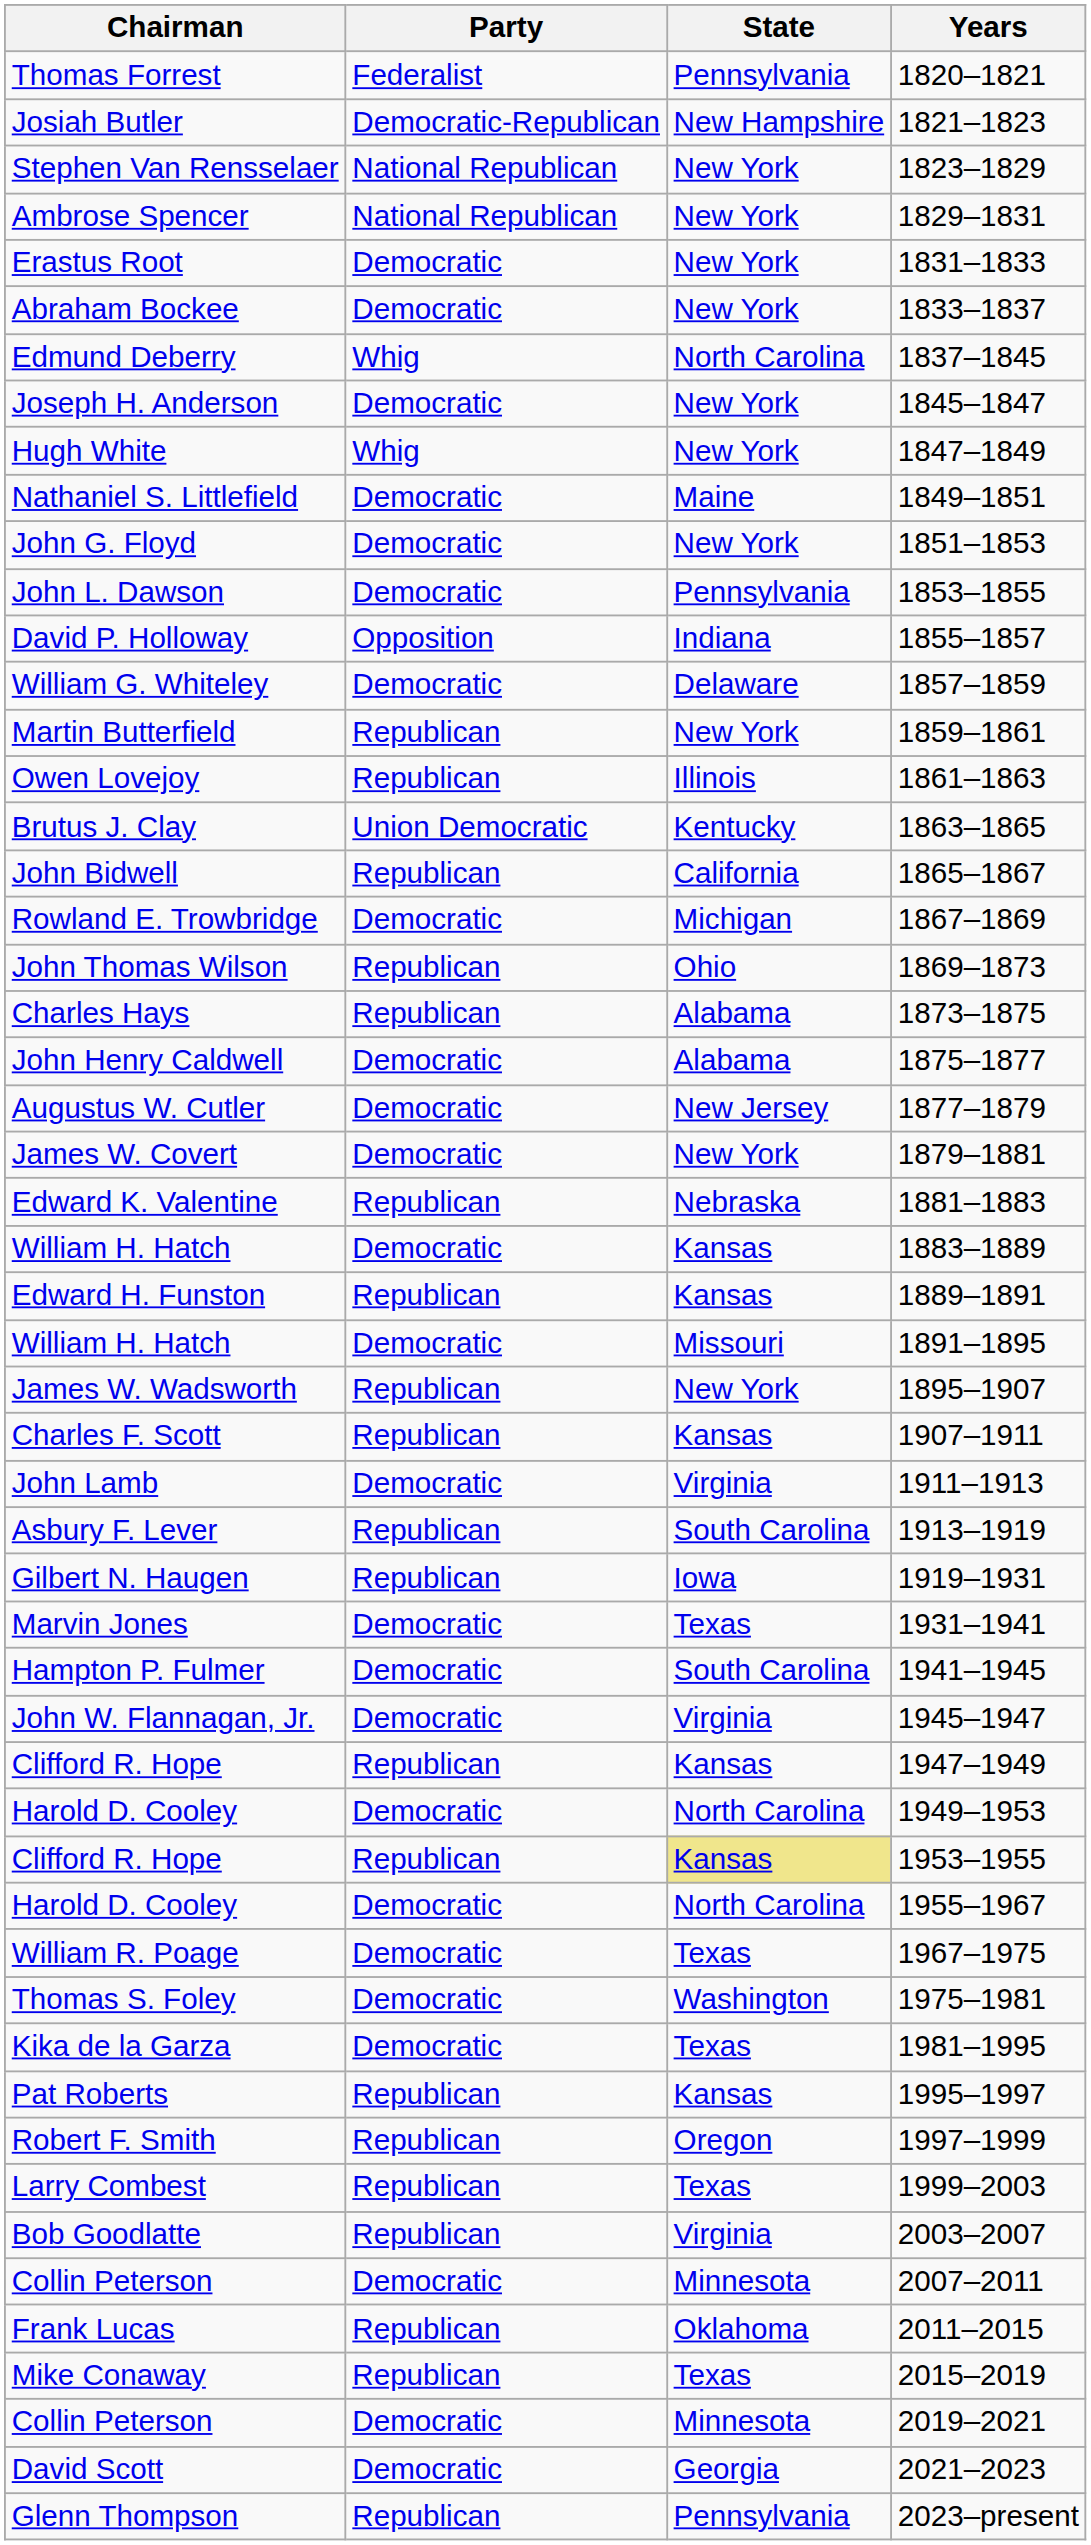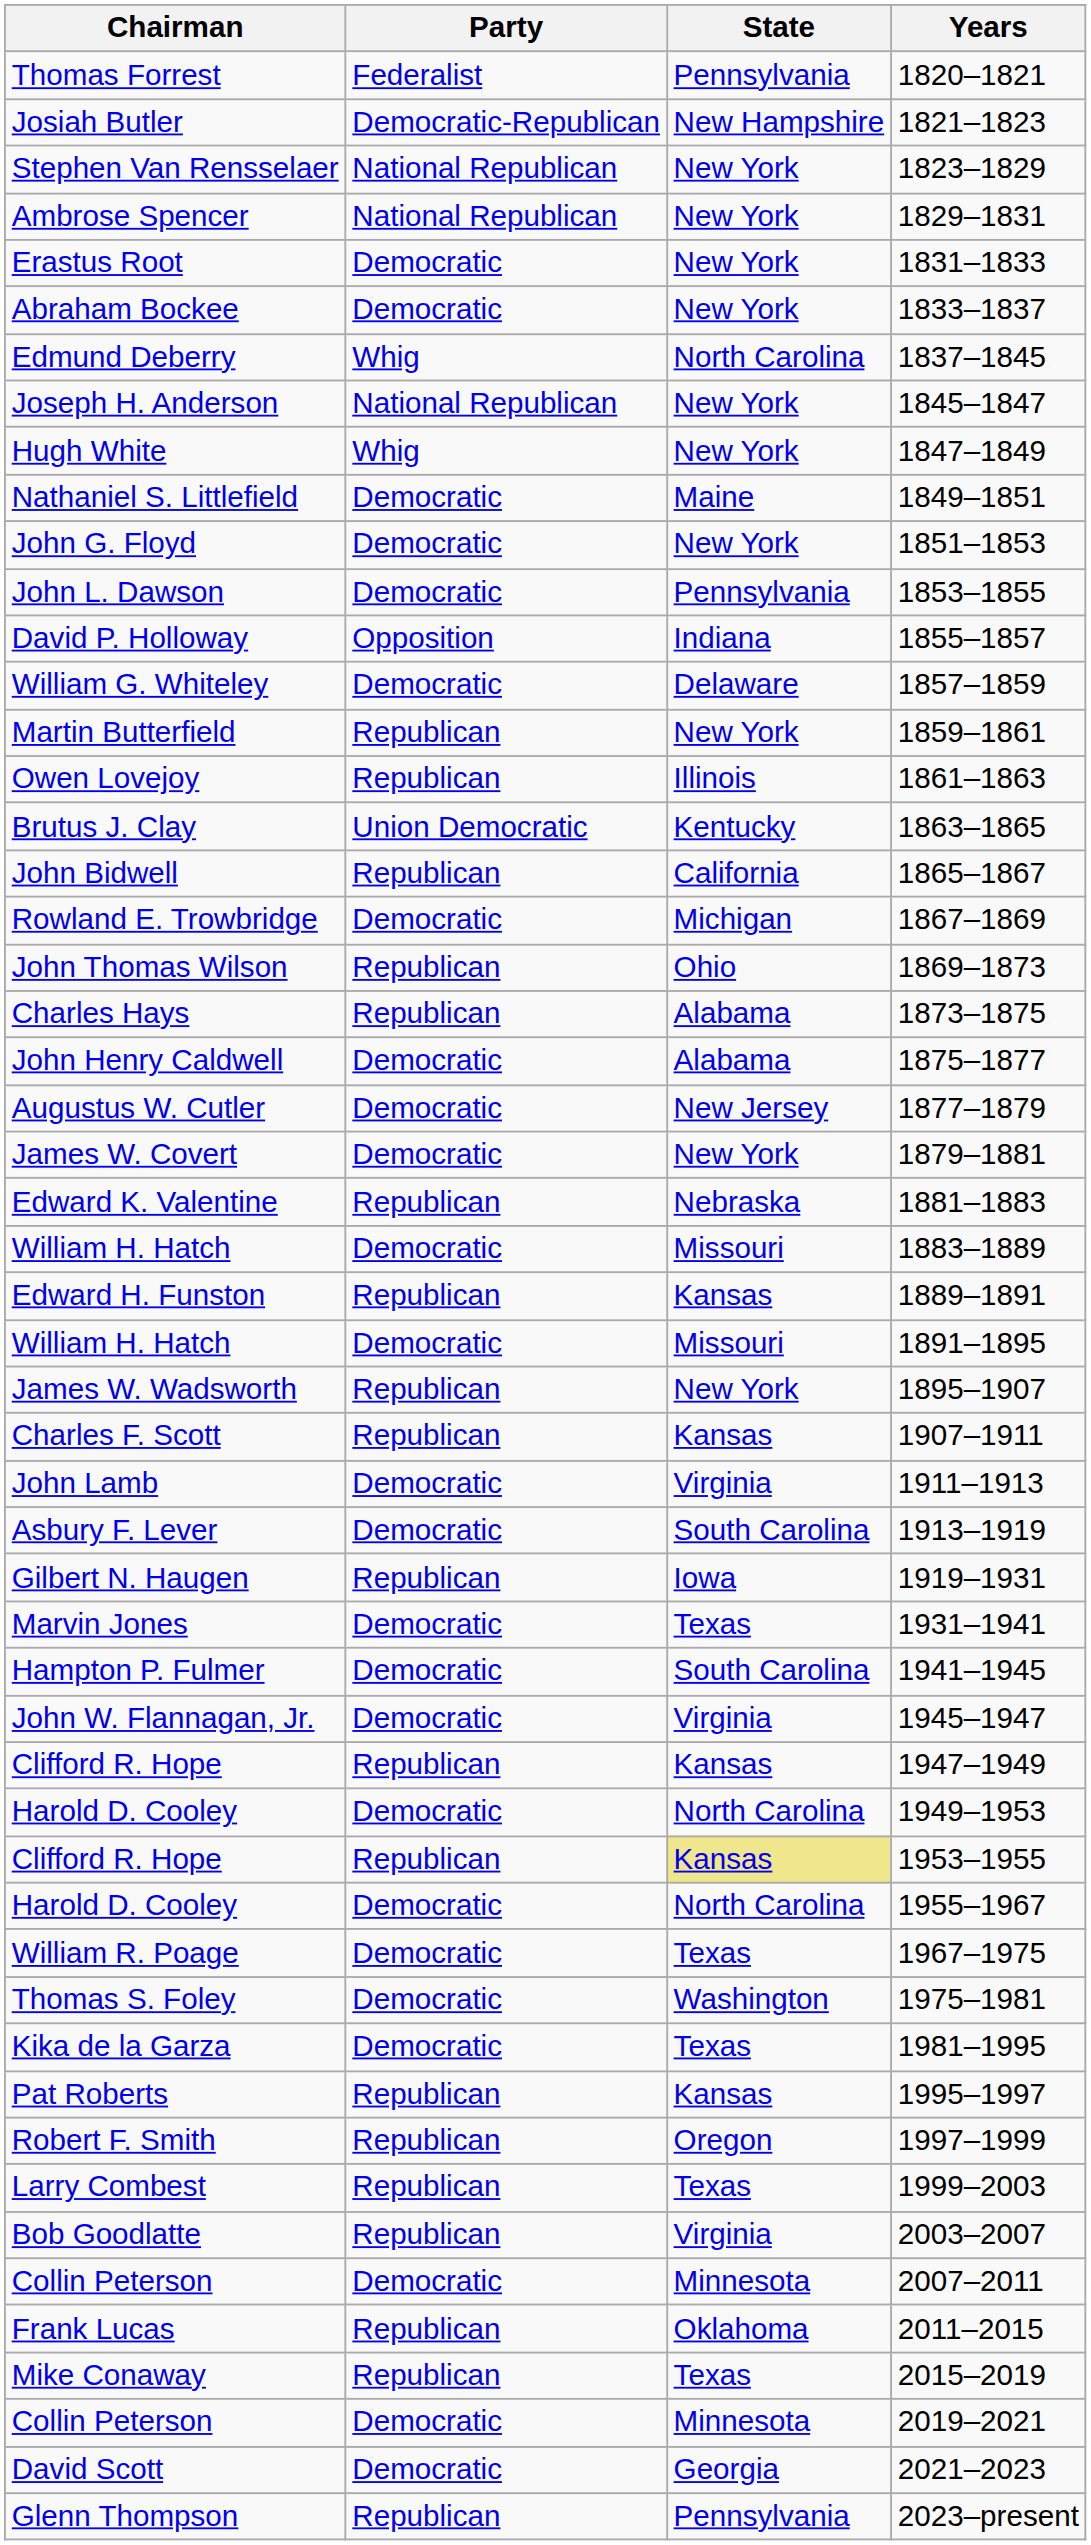(427, 403) Democratic -> (485, 403) National Republican
(723, 1248) Kansas -> (729, 1248) Missouri
(426, 1530) Republican -> (427, 1530) Democratic
